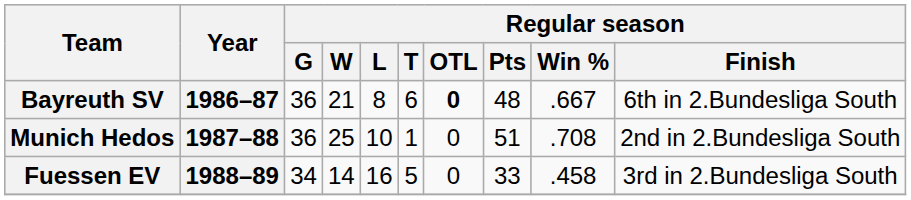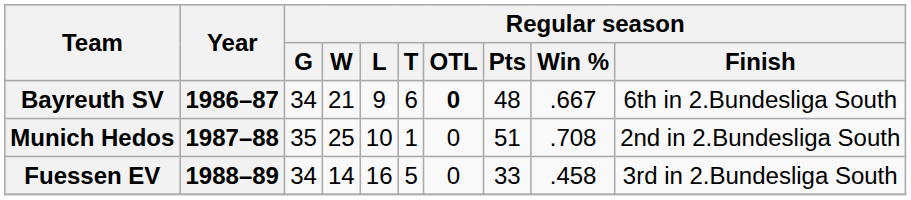(303, 100) 36 -> (303, 100) 34
(379, 100) 8 -> (379, 100) 9
(303, 138) 36 -> (303, 138) 35
